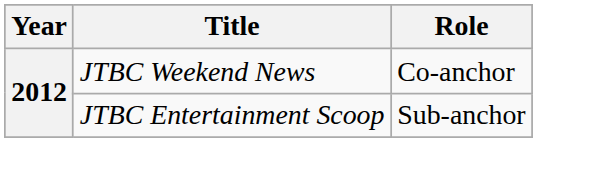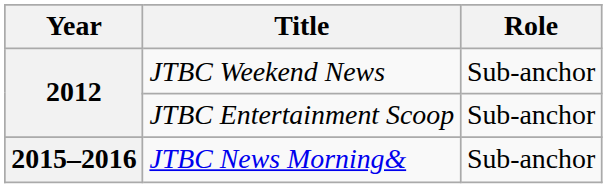(456, 70) Co-anchor -> (531, 70) Sub-anchor
+ row: (278, 159)
